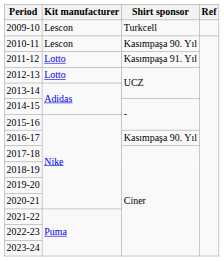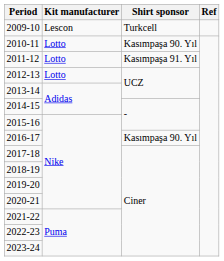(59, 43) Lescon -> (55, 43) Lotto
